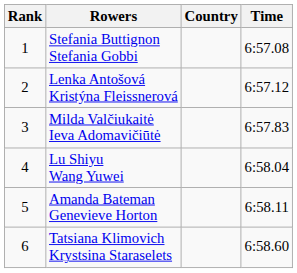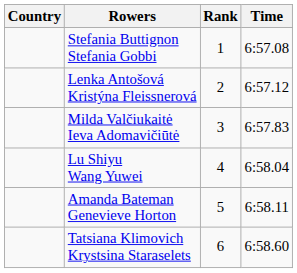columns swapped: (25, 16) <-> (211, 16)
